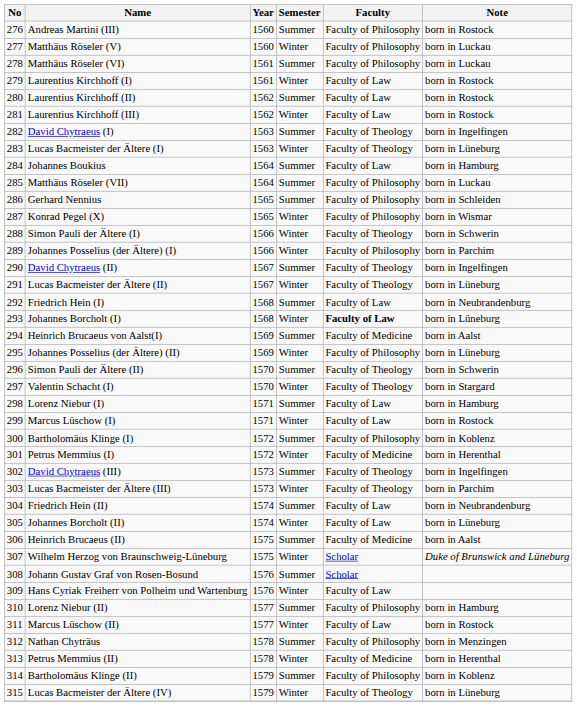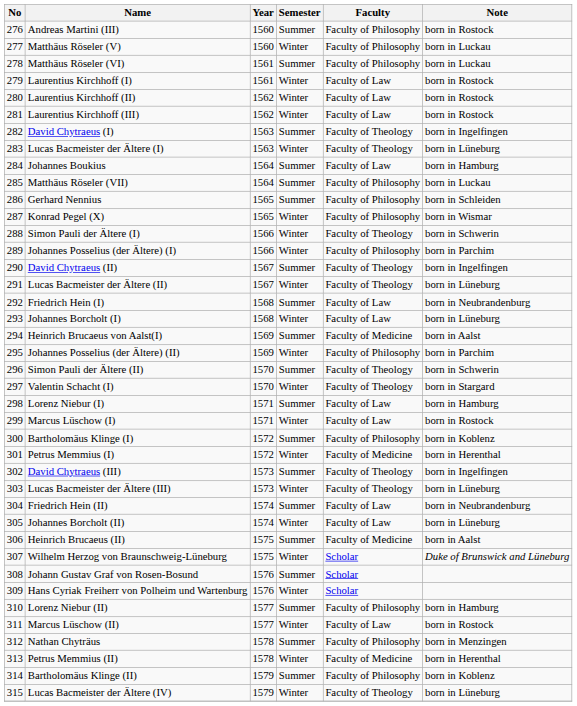(297, 98) Summer -> (293, 98) Winter
(360, 319) bold -> (358, 319) normal
(462, 353) born in Lüneburg -> (460, 353) born in Parchim
(460, 489) born in Parchim -> (462, 489) born in Lüneburg
(358, 591) Faculty of Law -> (342, 591) Scholar
